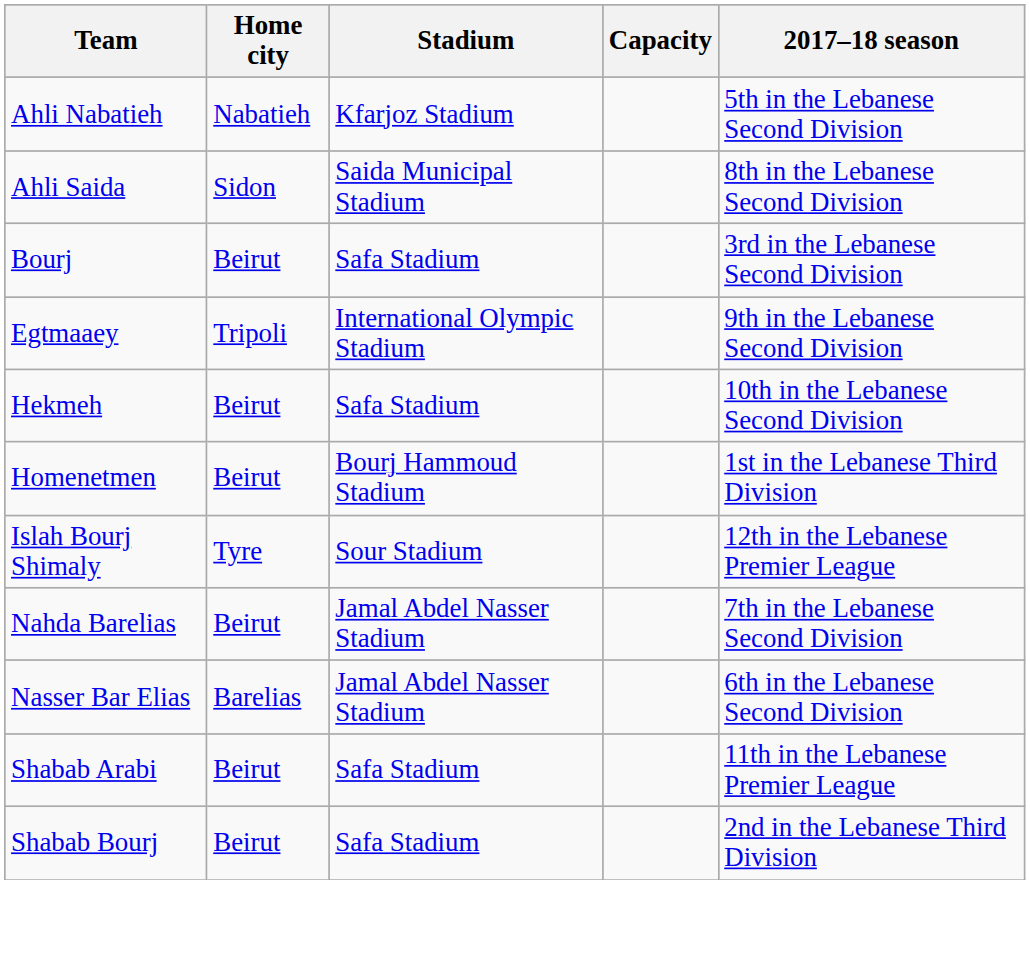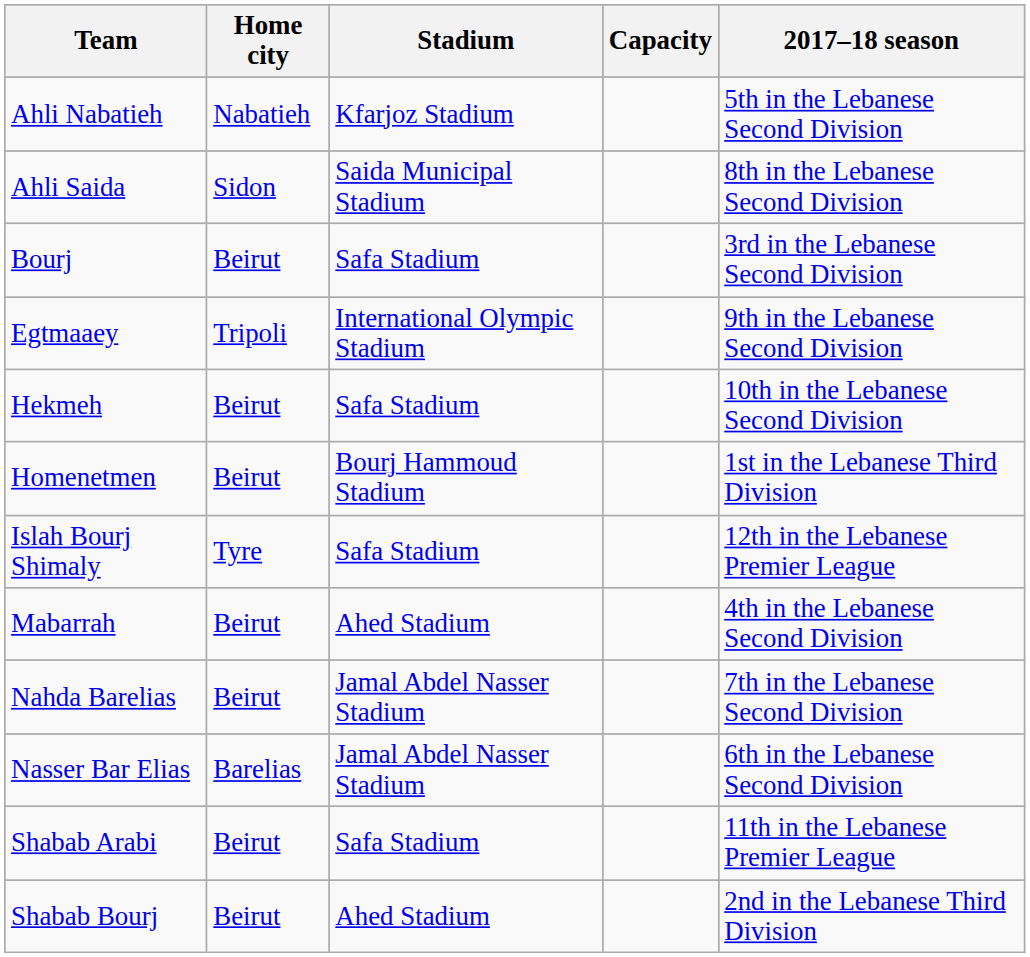(409, 551) Sour Stadium -> (407, 551) Safa Stadium
+ row: (63, 623)
(407, 842) Safa Stadium -> (413, 915) Ahed Stadium
